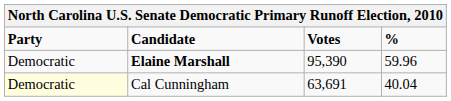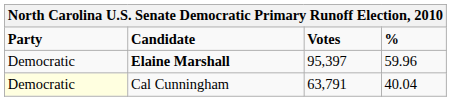(327, 61) 95,390 -> (327, 61) 95,397
(327, 84) 63,691 -> (327, 84) 63,791
